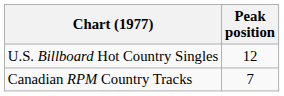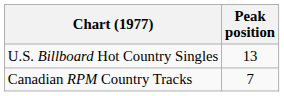(250, 56) 12 -> (250, 56) 13
